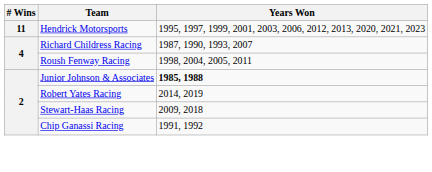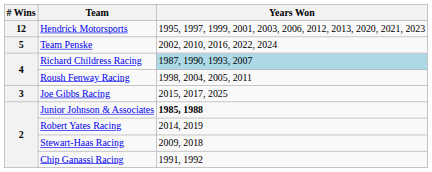(21, 29) 11 -> (21, 29) 12
+ row: (66, 45)
(206, 45) no background -> (206, 61) lightblue background
+ row: (75, 94)
